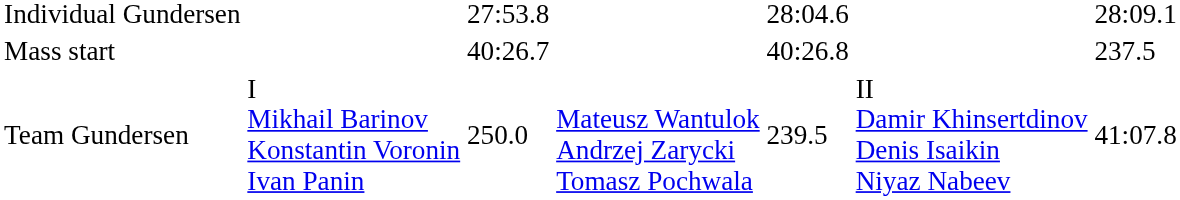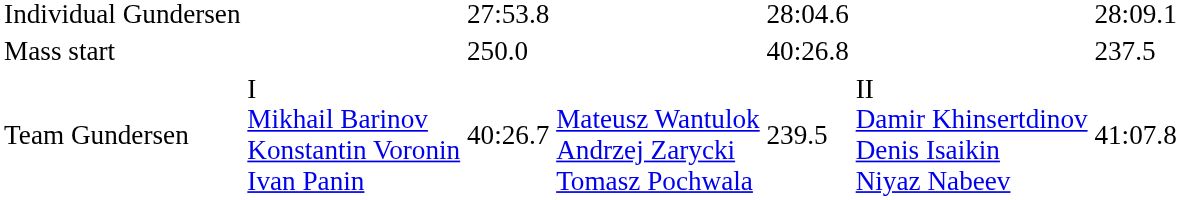(508, 51) 40:26.7 -> (498, 51) 250.0
(498, 134) 250.0 -> (508, 134) 40:26.7
